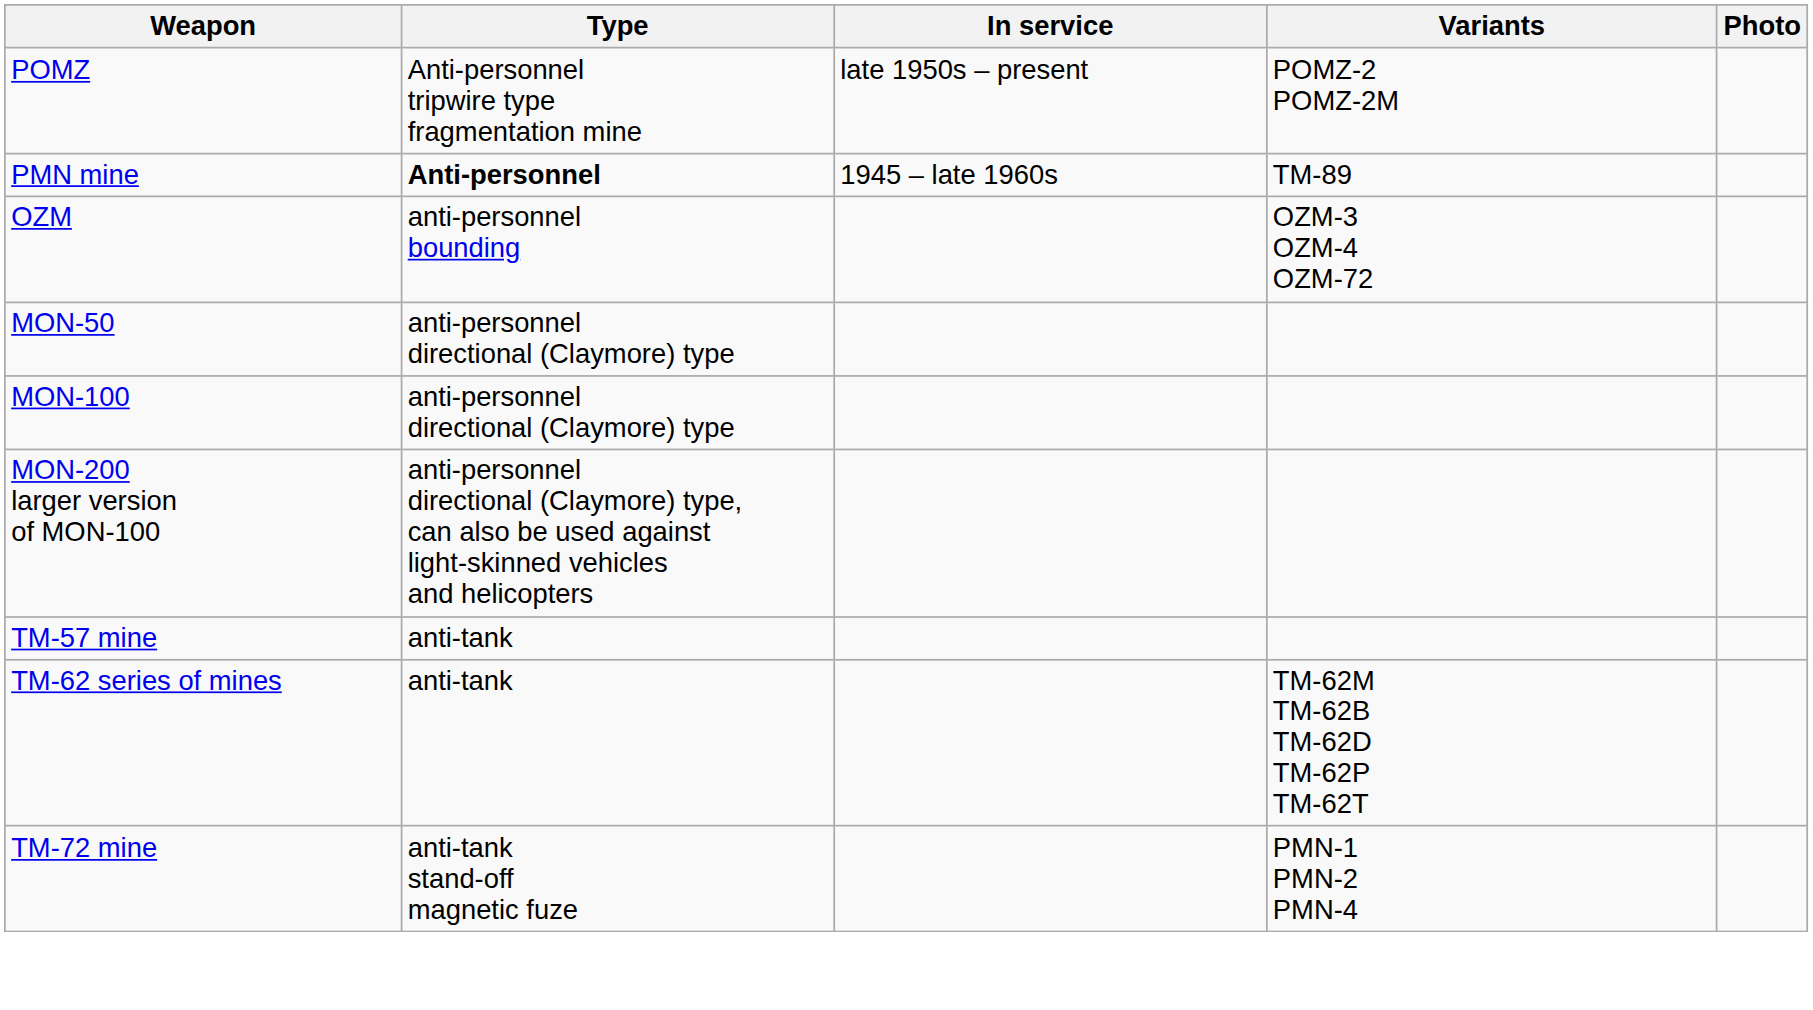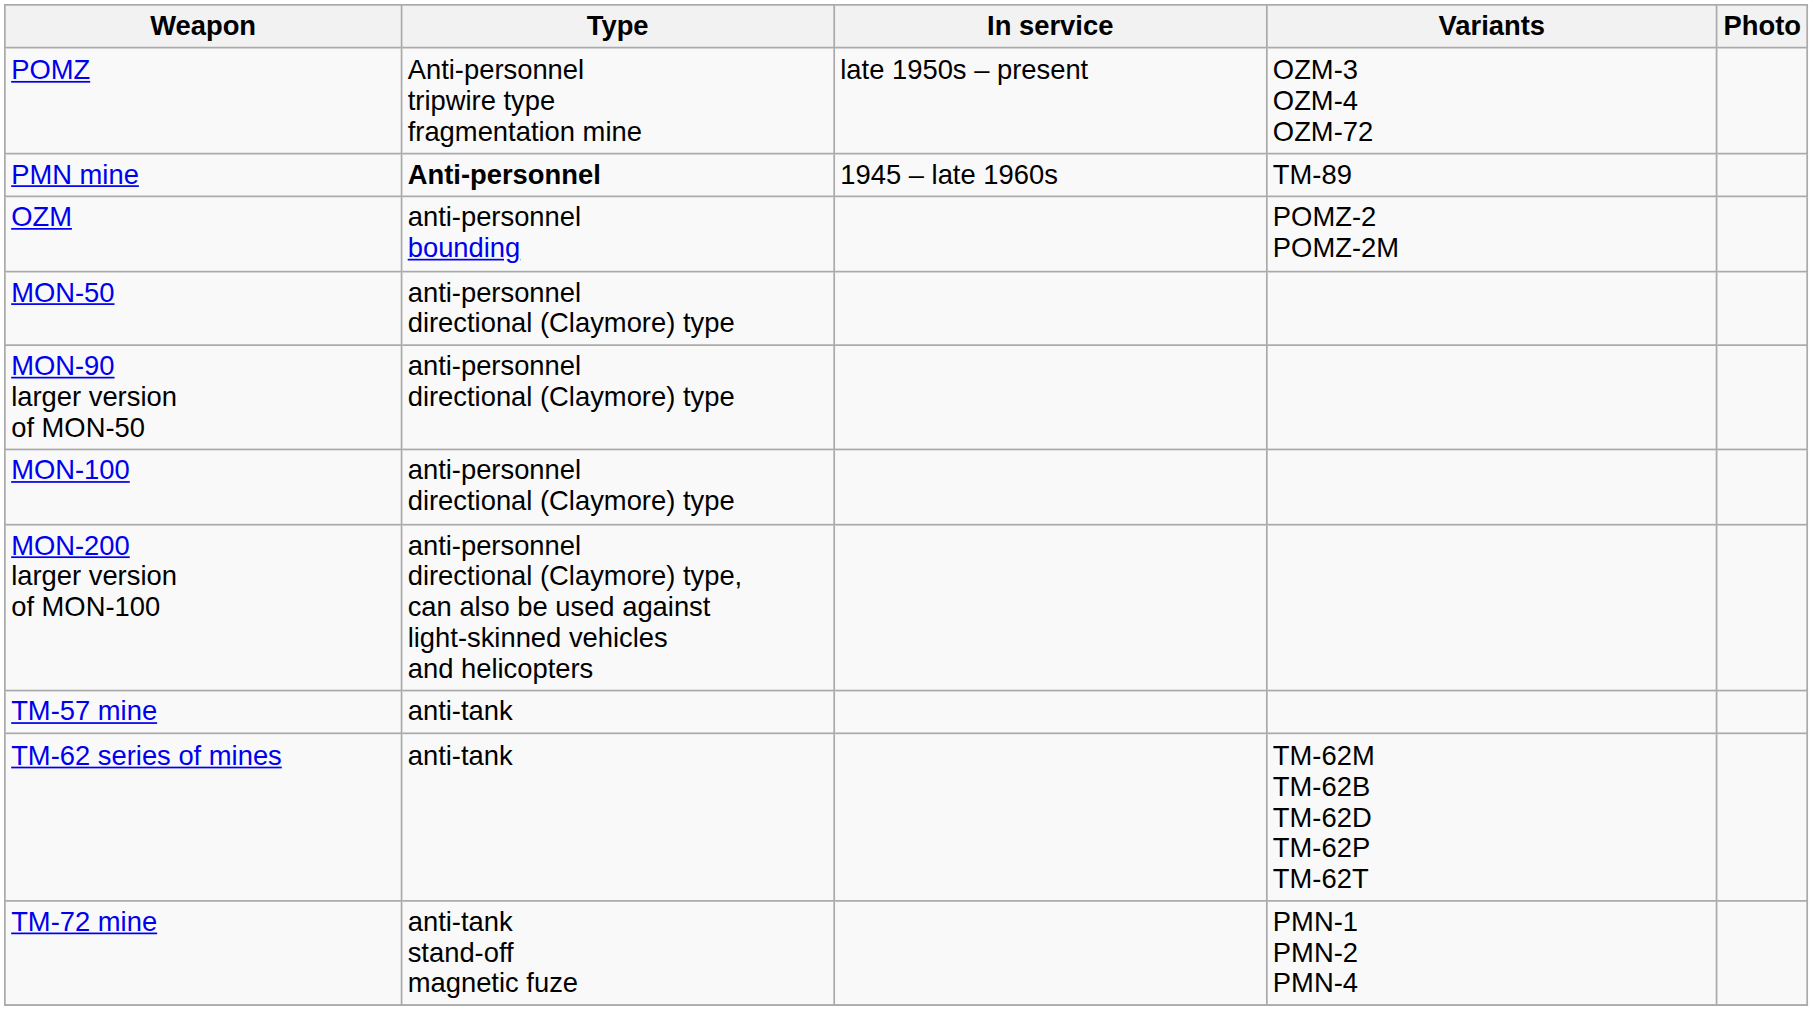(1336, 84) POMZ-2 POMZ-2M -> (1323, 100) OZM-3 OZM-4 OZM-72
(1323, 248) OZM-3 OZM-4 OZM-72 -> (1336, 233) POMZ-2 POMZ-2M
+ row: (94, 397)
